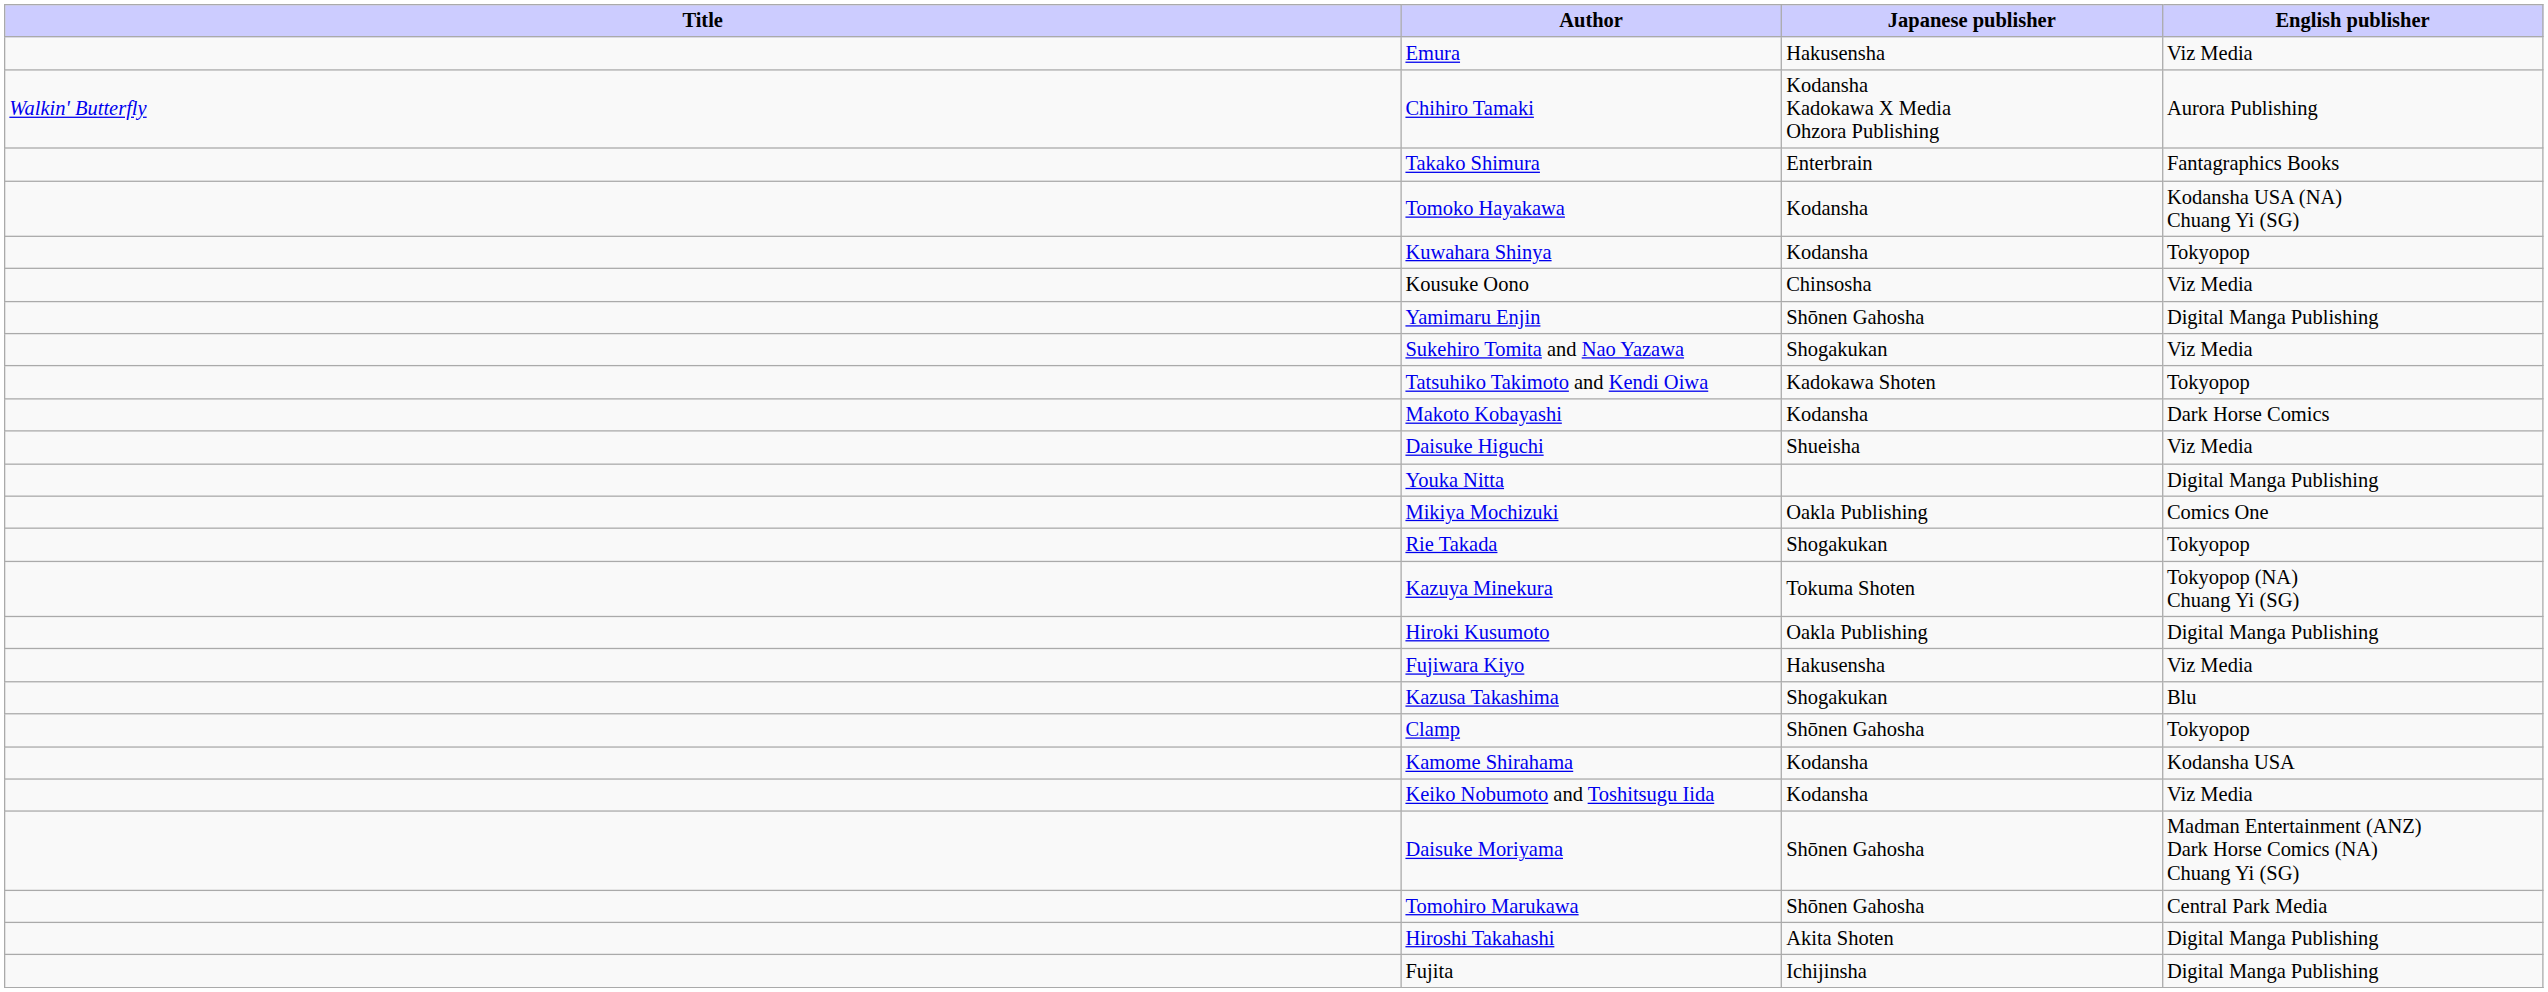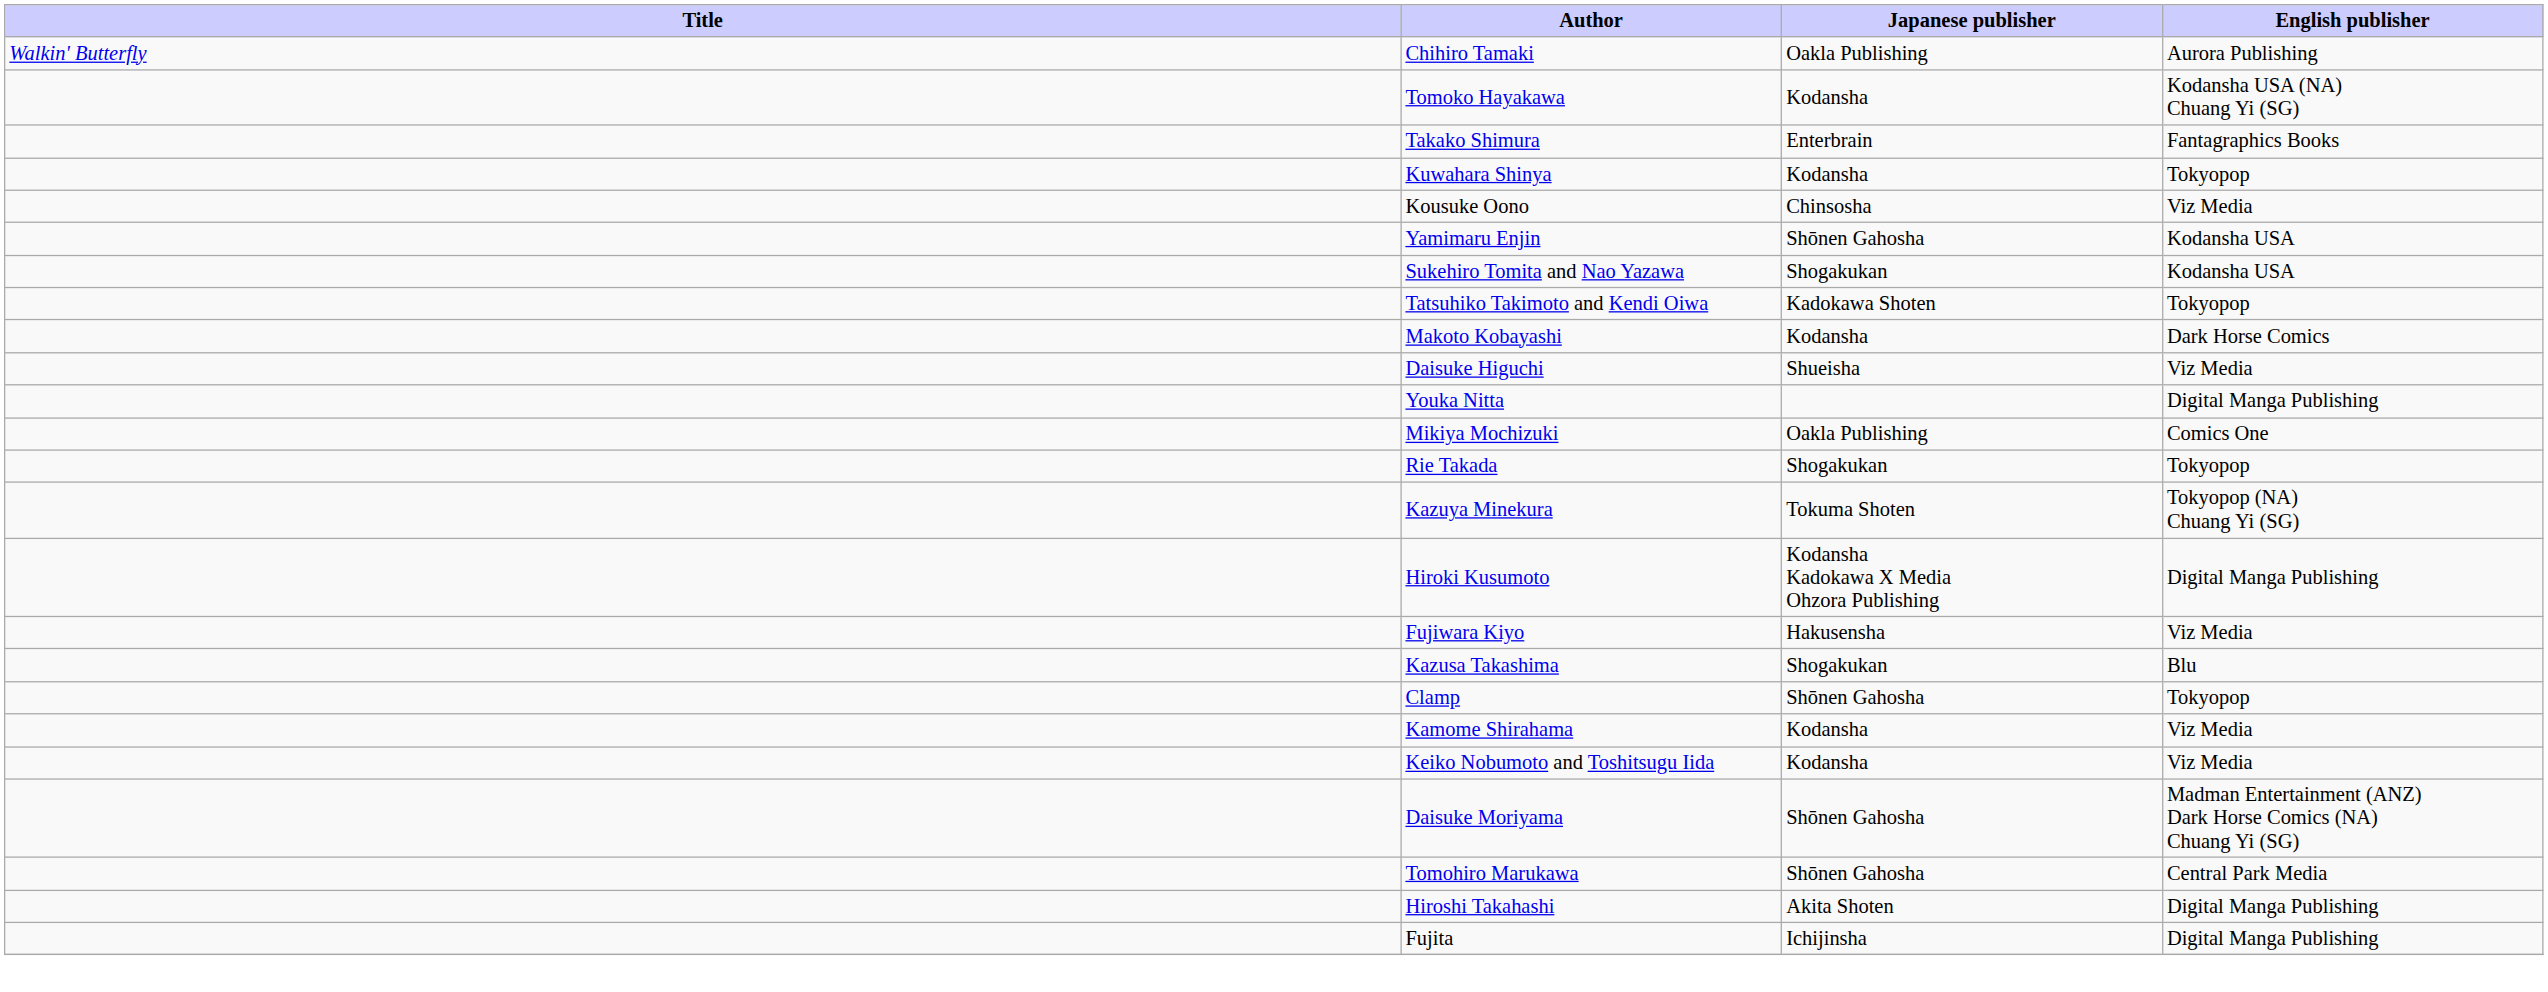- row: (1433, 53)
(1869, 108) Kodansha Kadokawa X Media Ohzora Publishing -> (1857, 53) Oakla Publishing
rows swapped: (1485, 208) <-> (1473, 164)
(2273, 317) Digital Manga Publishing -> (2231, 238) Kodansha USA
(2210, 349) Viz Media -> (2231, 271) Kodansha USA
(1857, 632) Oakla Publishing -> (1869, 577) Kodansha Kadokawa X Media Ohzora Publishing
(2231, 762) Kodansha USA -> (2210, 730) Viz Media
